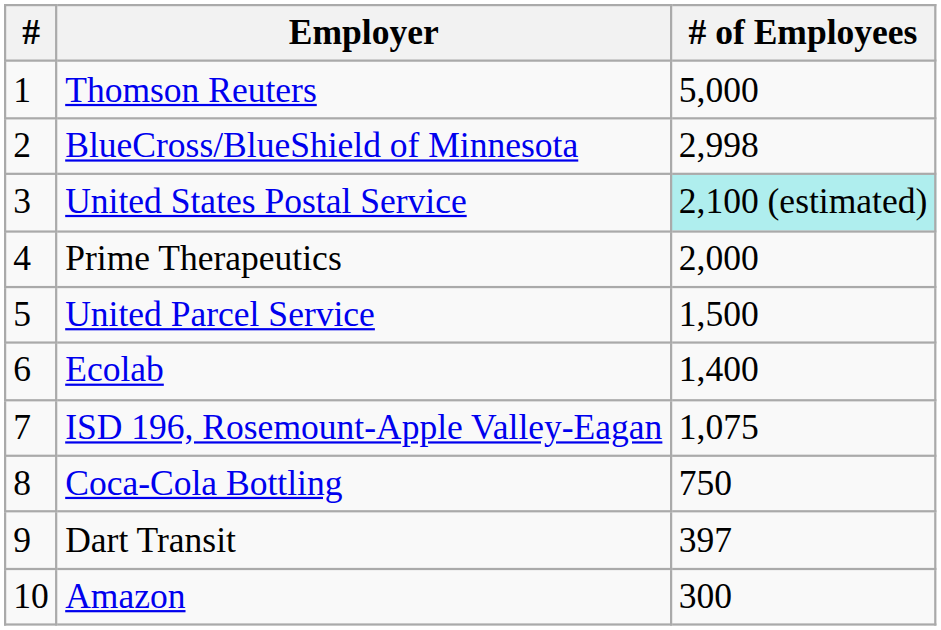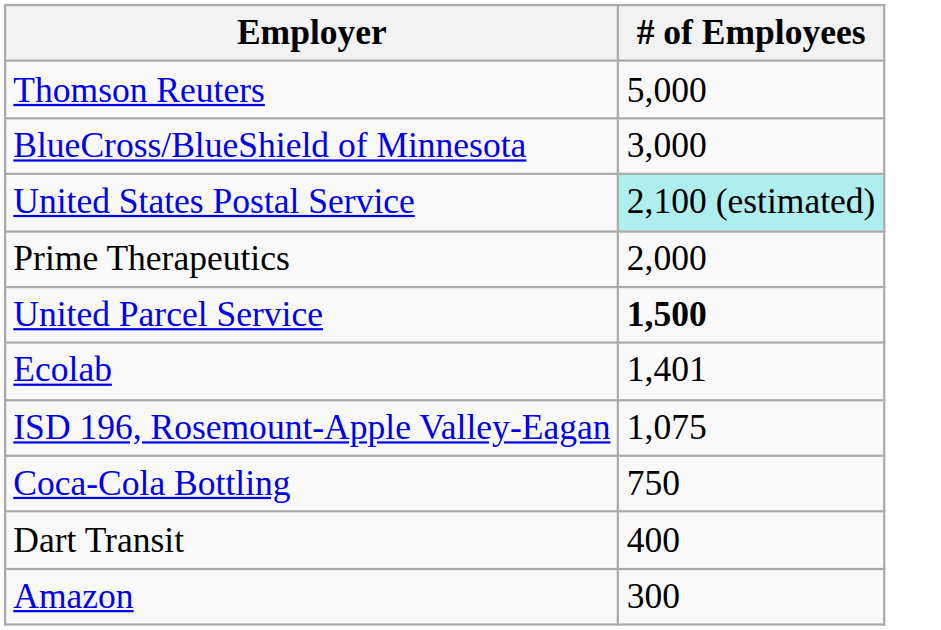- column: (31, 32)
(719, 145) 2,998 -> (667, 145) 3,000
(719, 314) normal -> (667, 314) bold
(719, 370) 1,400 -> (667, 370) 1,401
(705, 539) 397 -> (653, 539) 400
